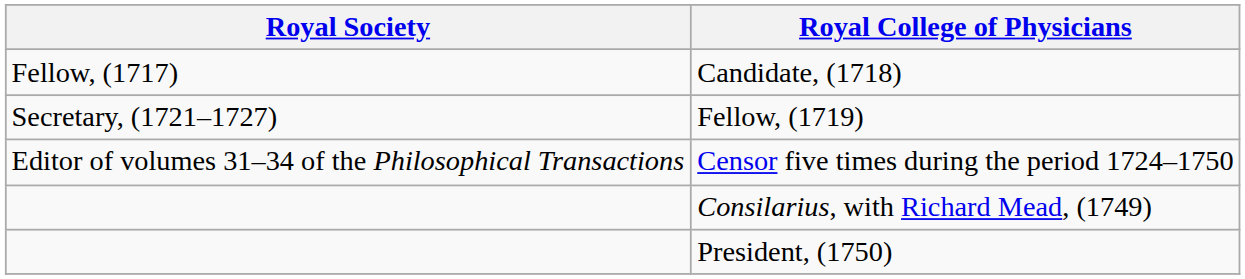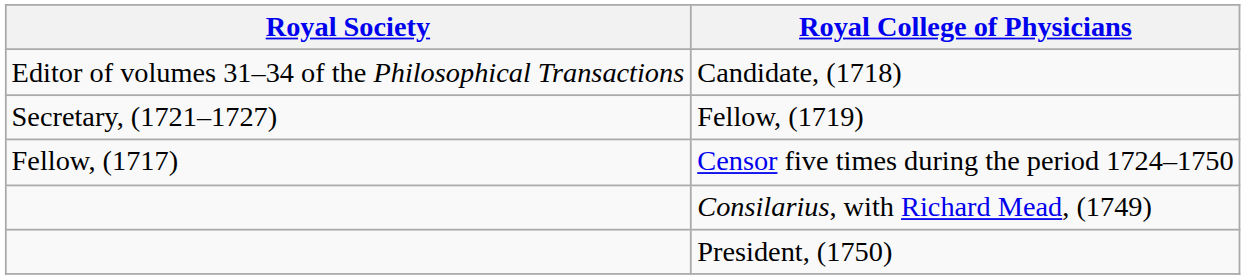(95, 71) Fellow, (1717) -> (348, 71) Editor of volumes 31–34 of the Philosophical Transactions
(348, 161) Editor of volumes 31–34 of the Philosophical Transactions -> (95, 161) Fellow, (1717)
